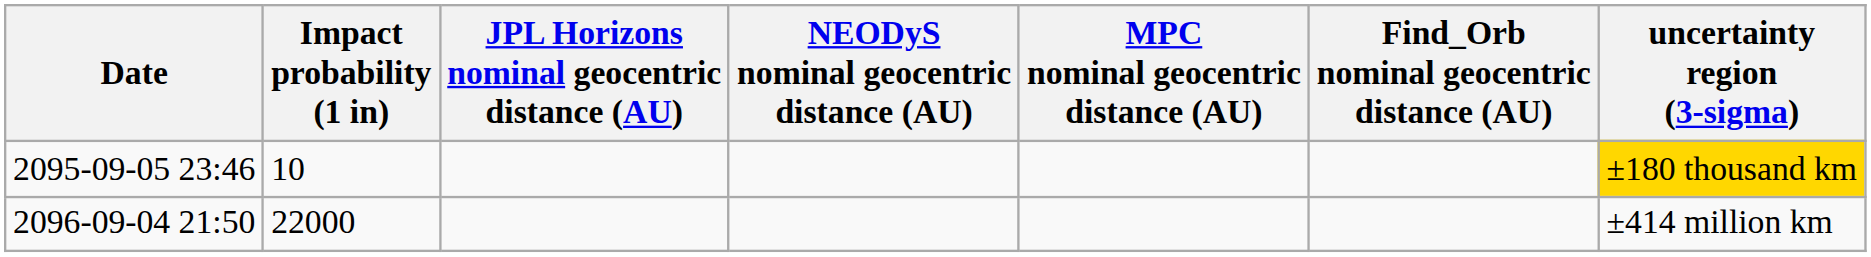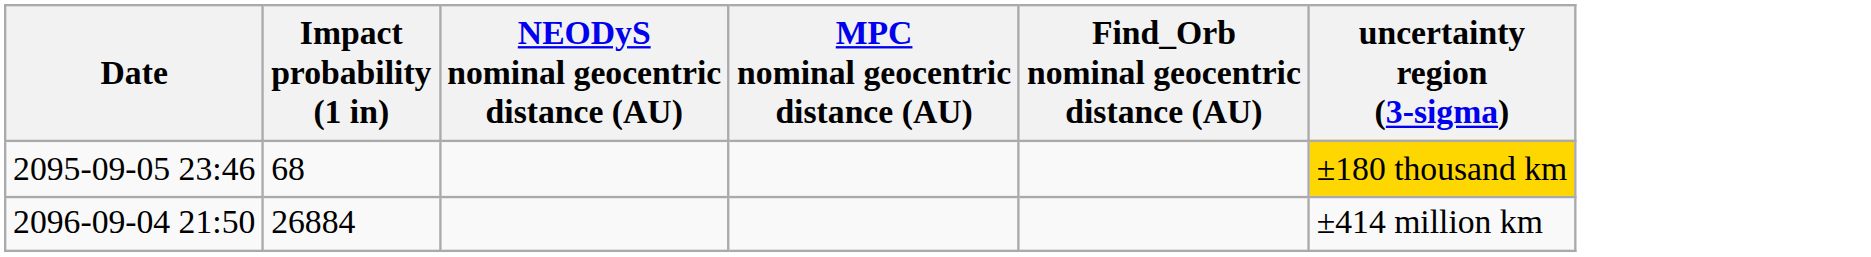- column: (584, 72)
(288, 167) 10 -> (288, 167) 68
(313, 223) 22000 -> (313, 223) 26884
